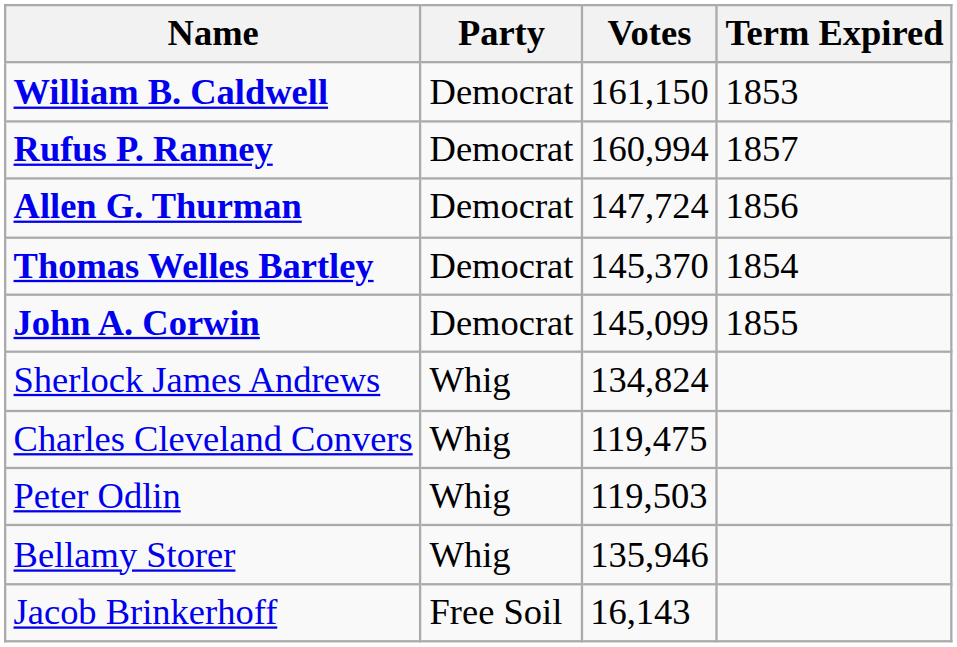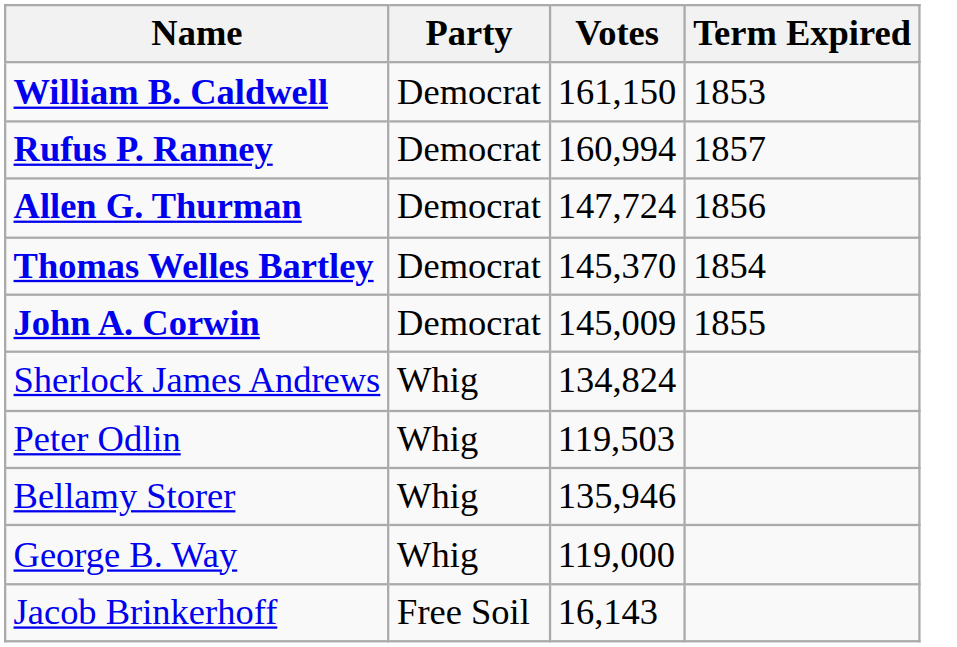(649, 322) 145,099 -> (617, 322) 145,009
- row: (213, 438)
+ row: (125, 554)
